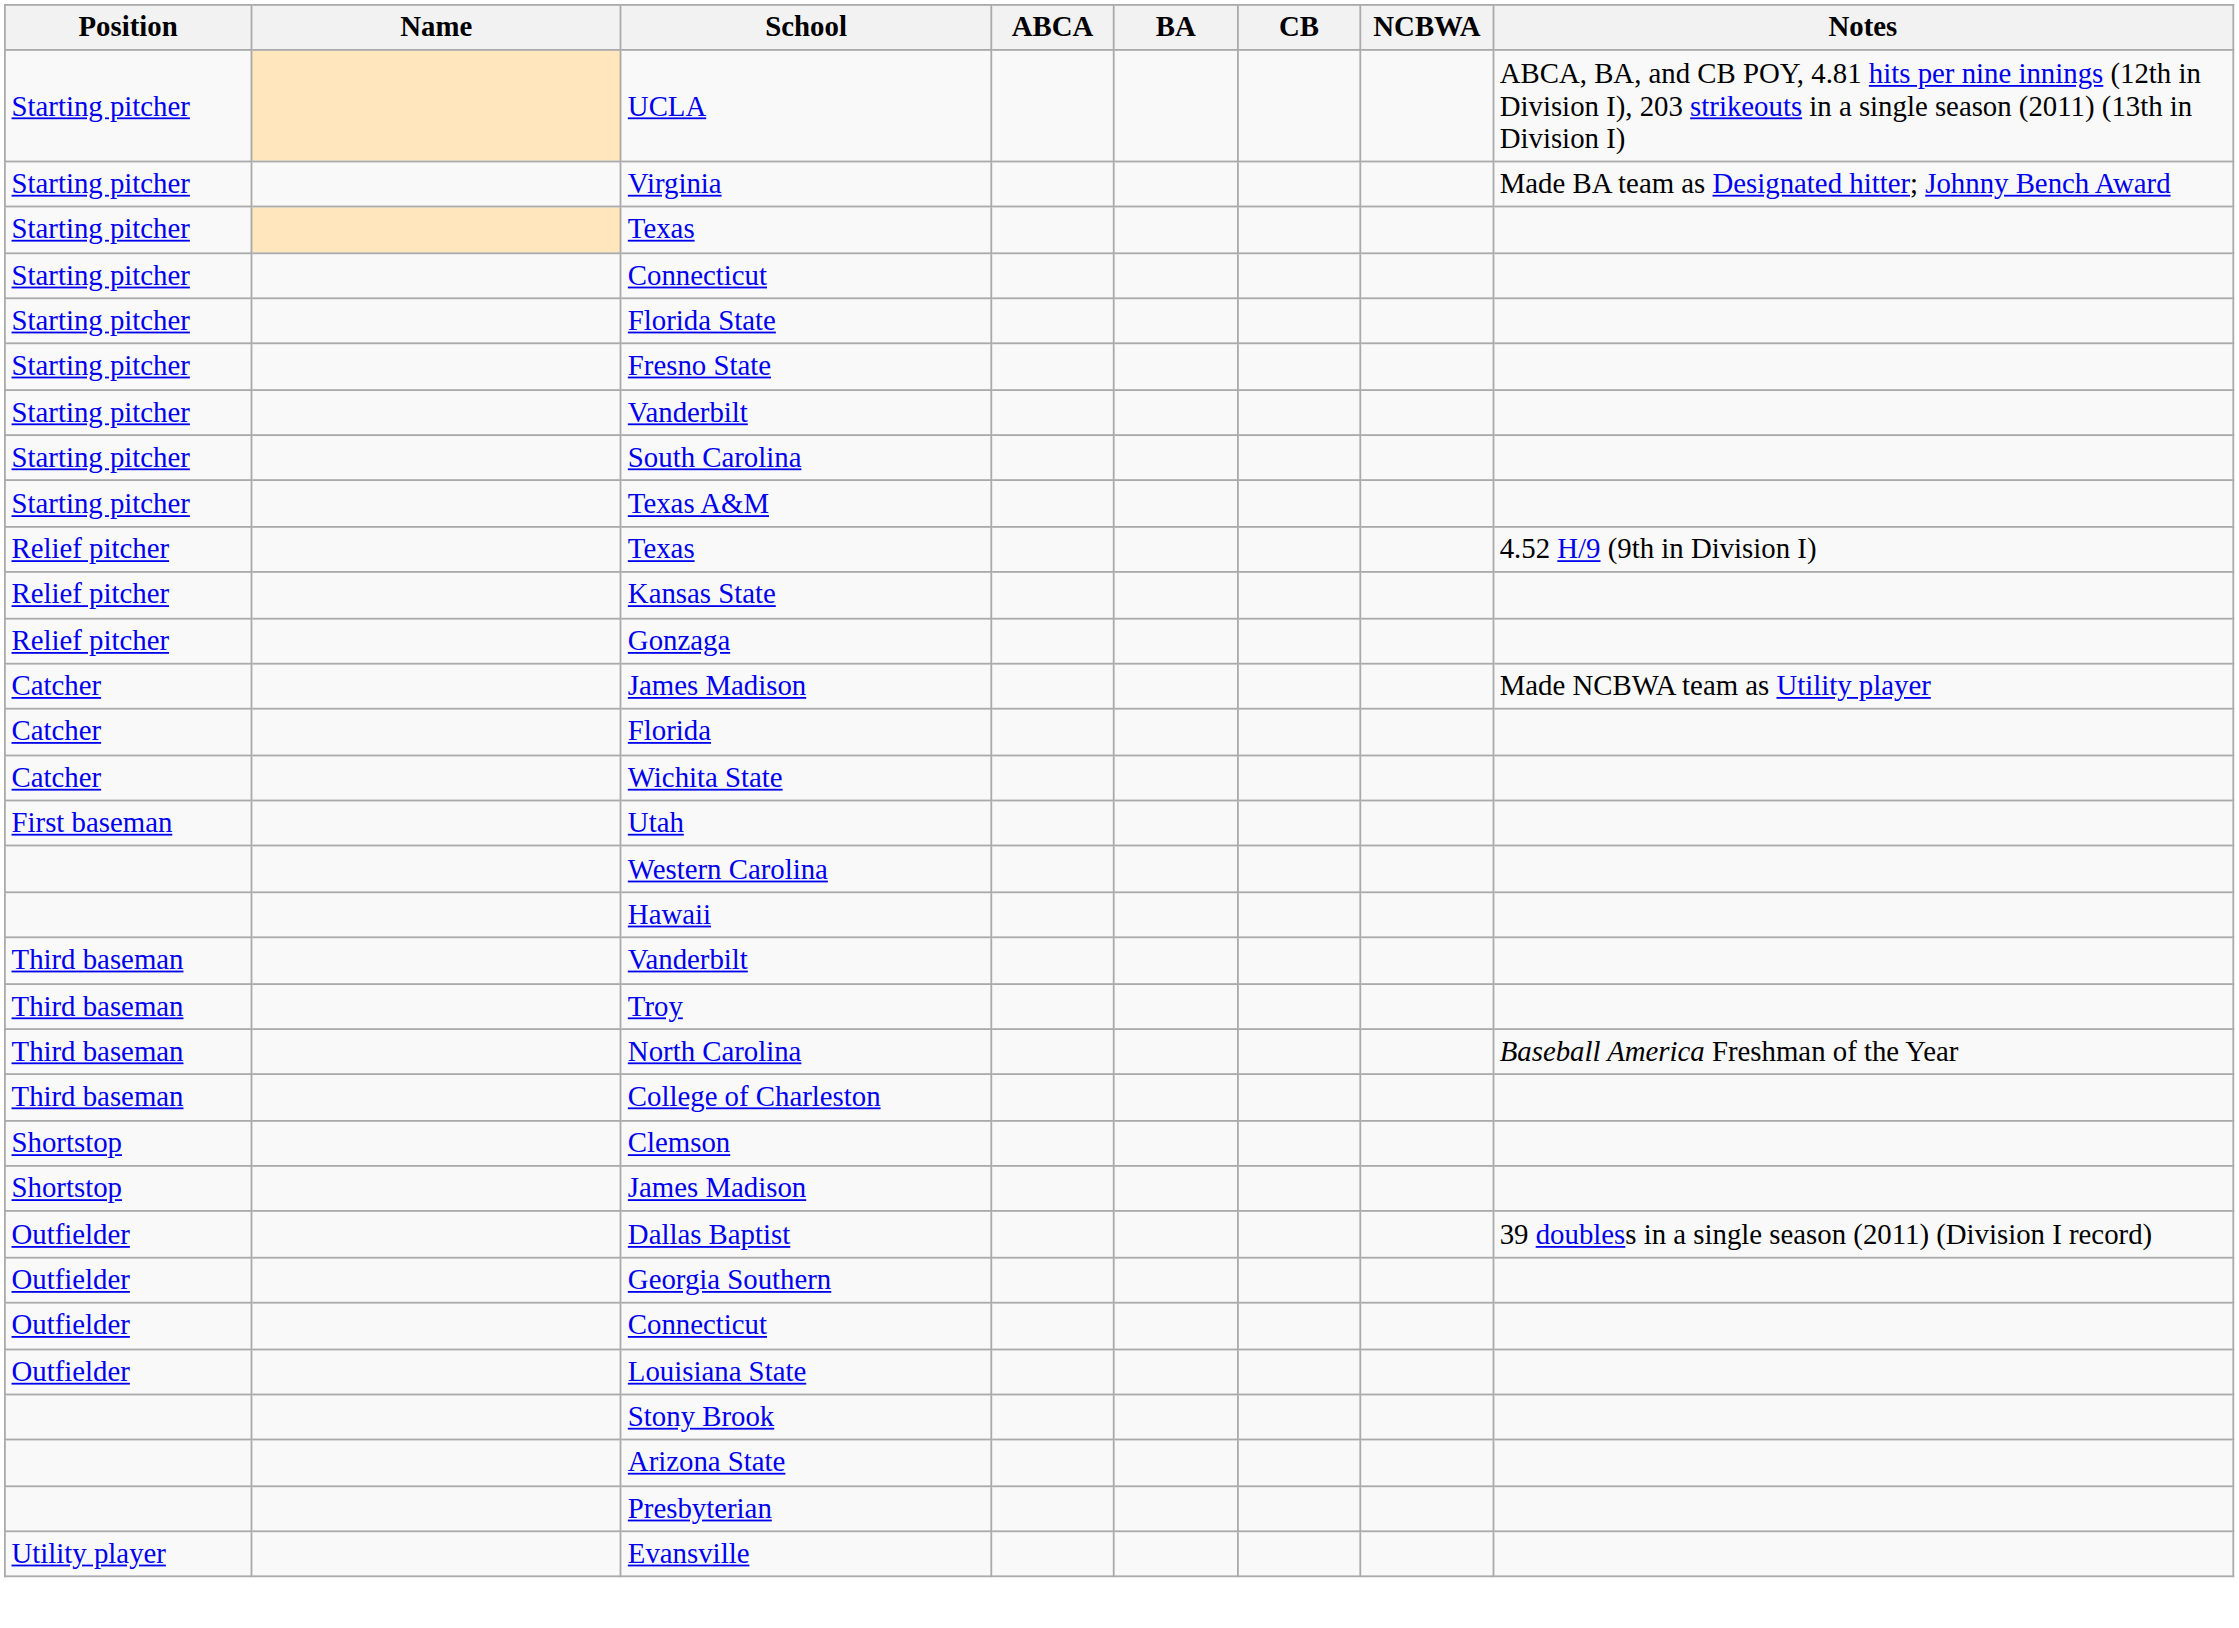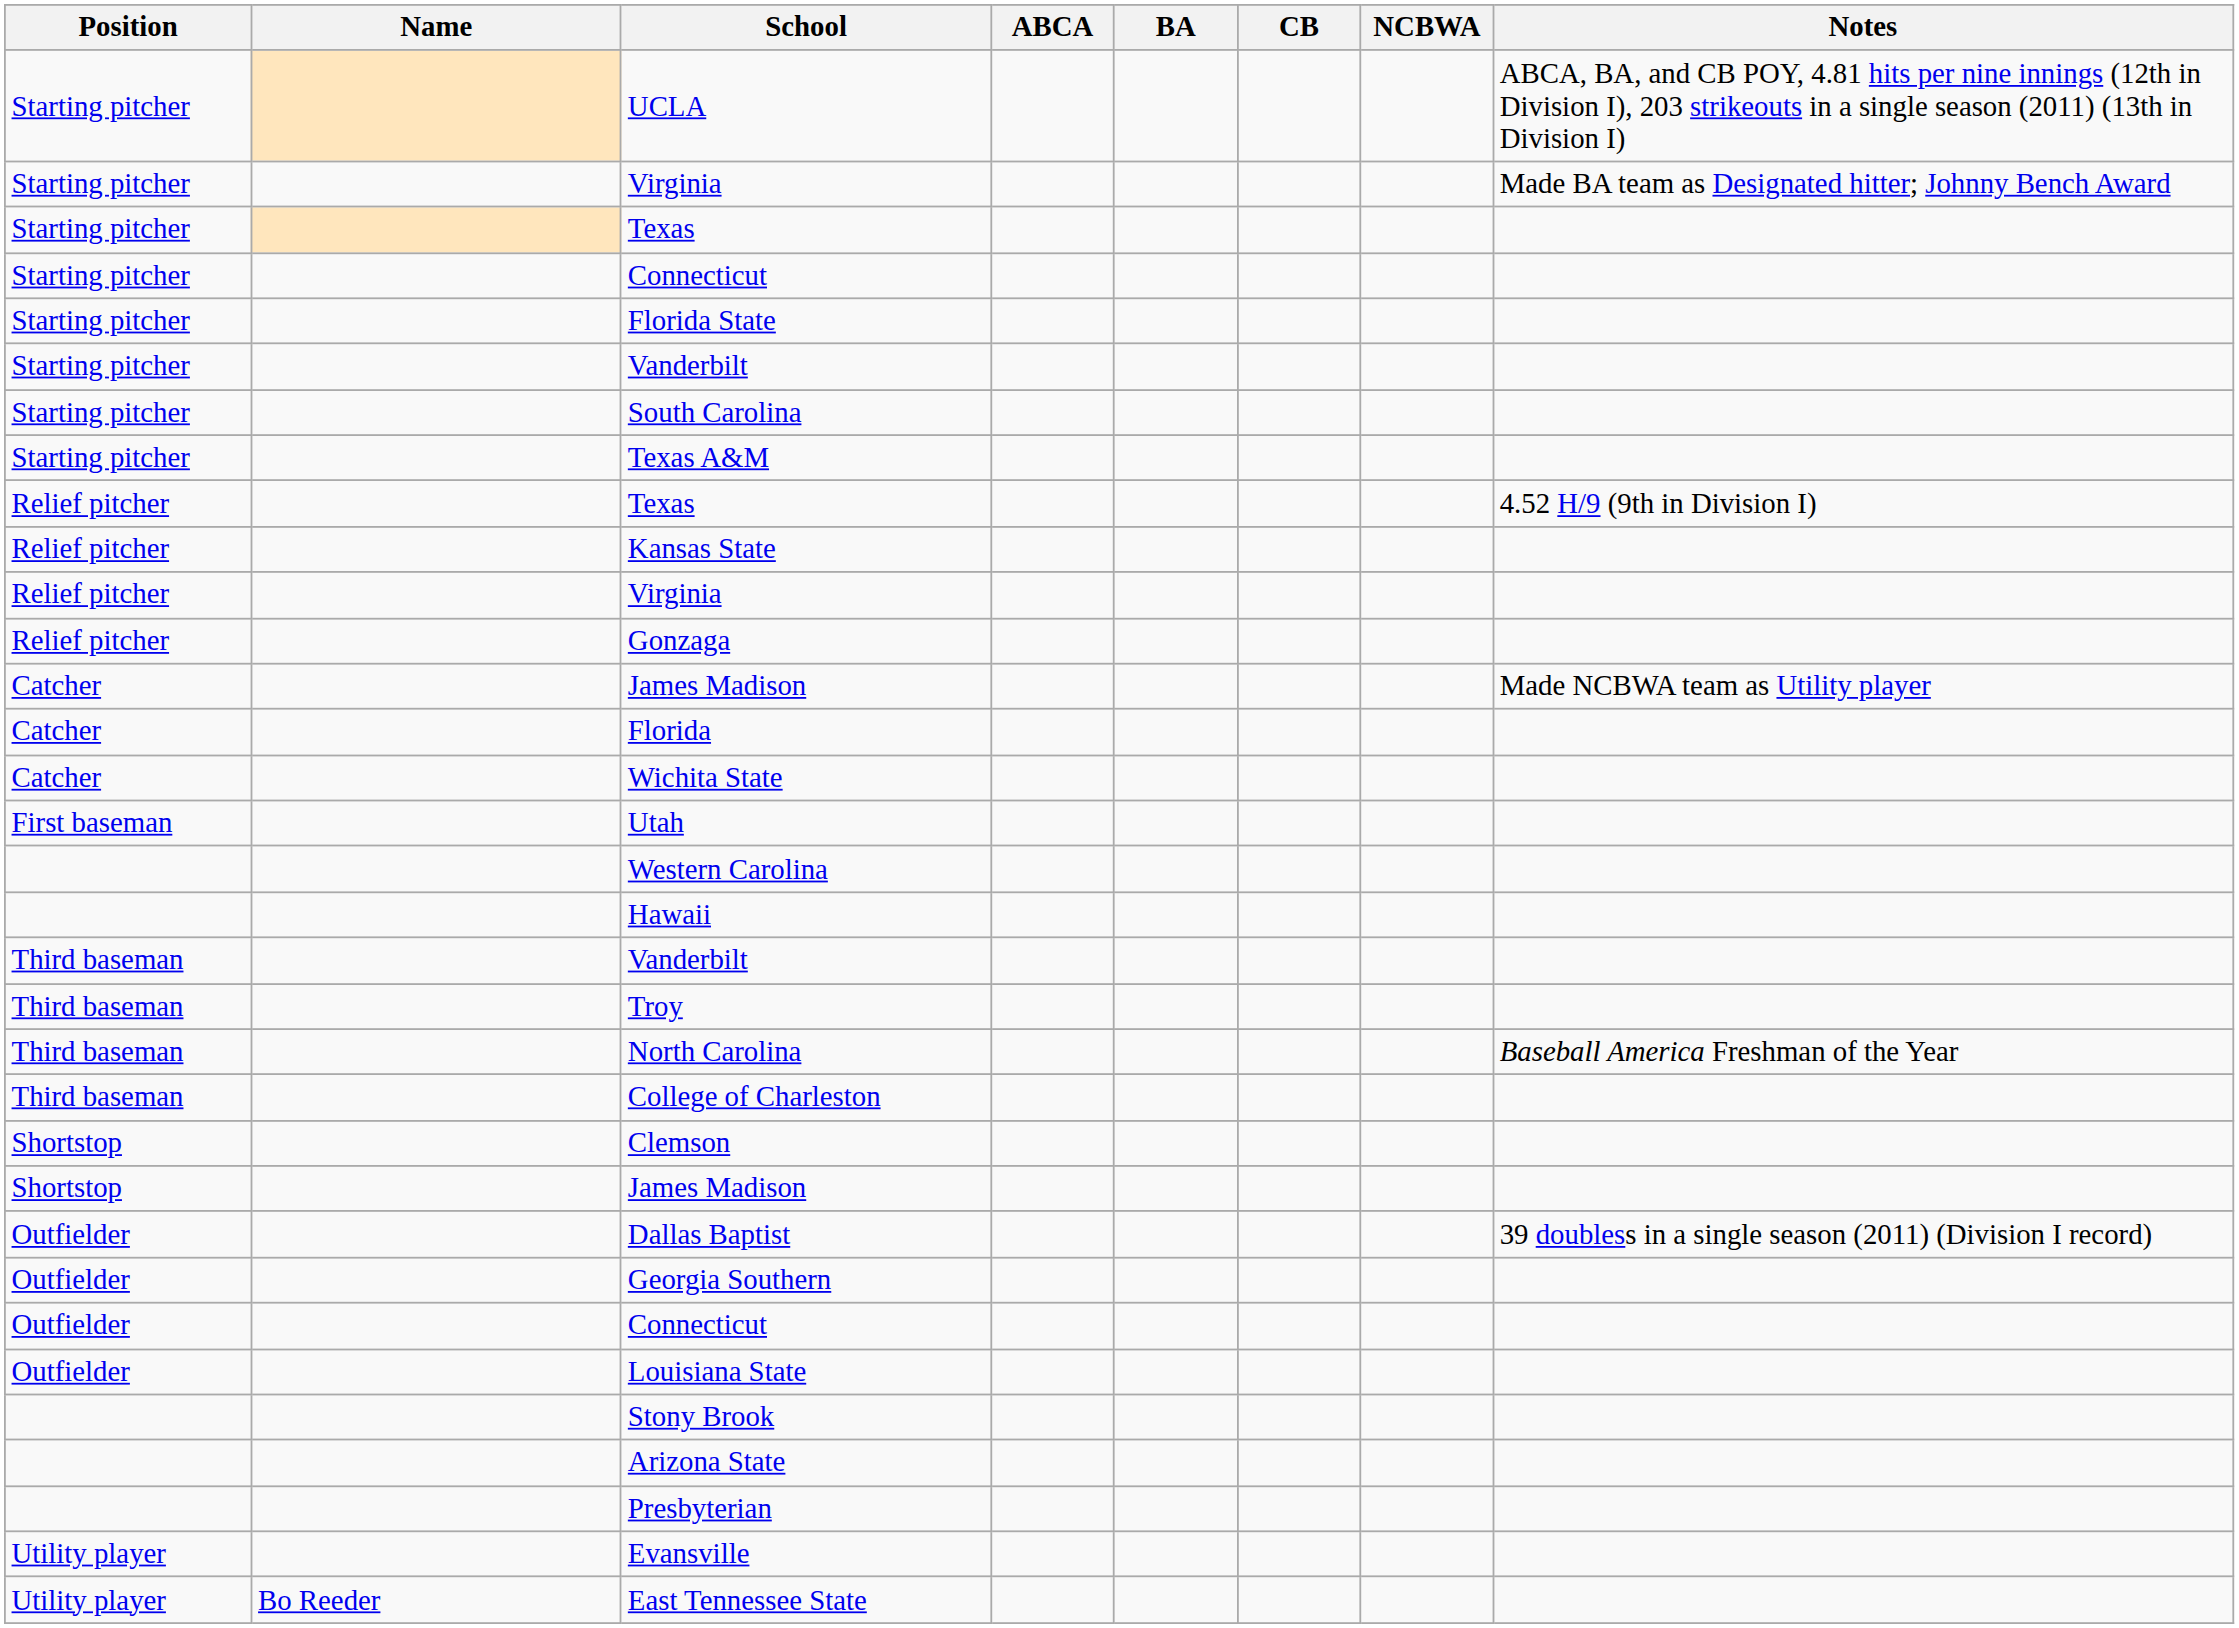- row: (101, 366)
+ row: (90, 594)
+ row: (89, 1599)
